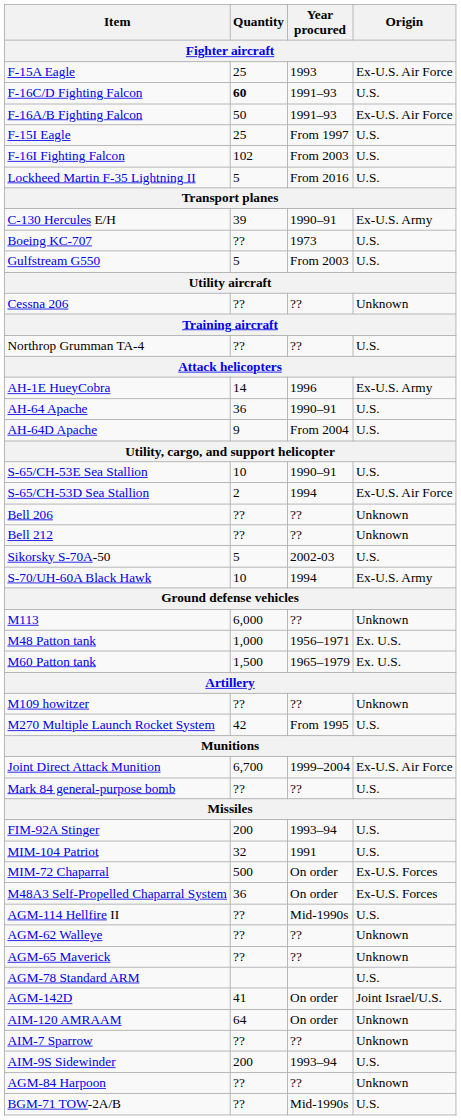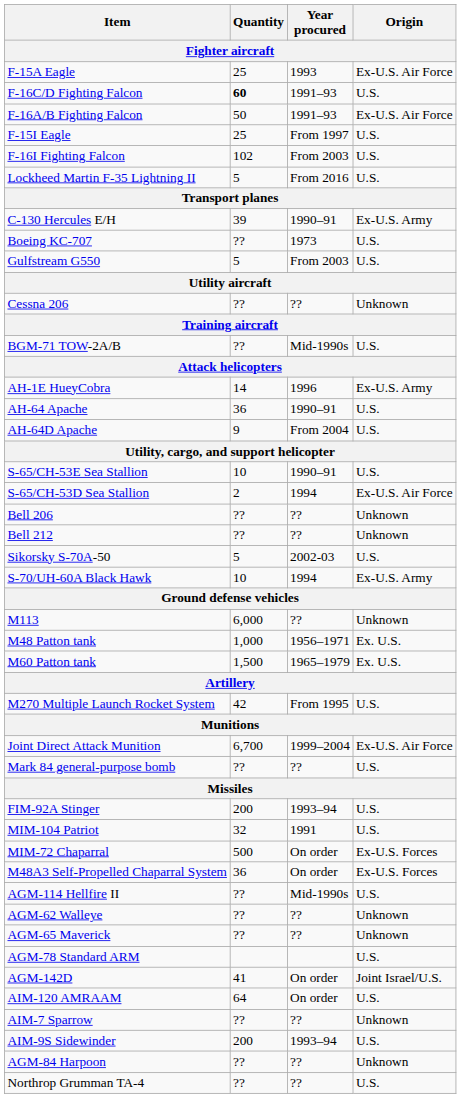rows swapped: (76, 345) <-> (64, 1104)
- row: (48, 703)
(382, 1019) Unknown -> (368, 998) U.S.
